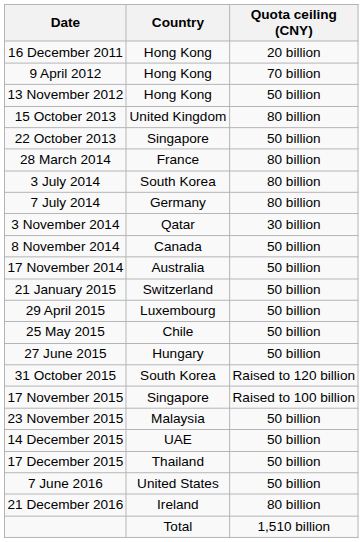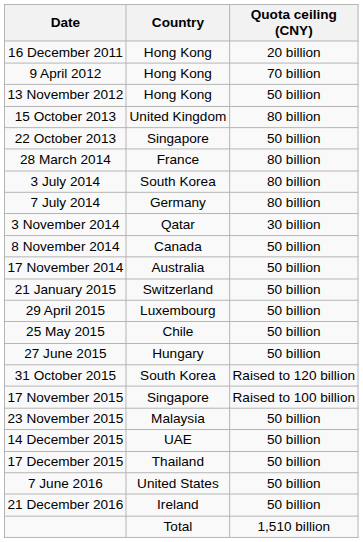(294, 505) 80 billion -> (294, 505) 50 billion
